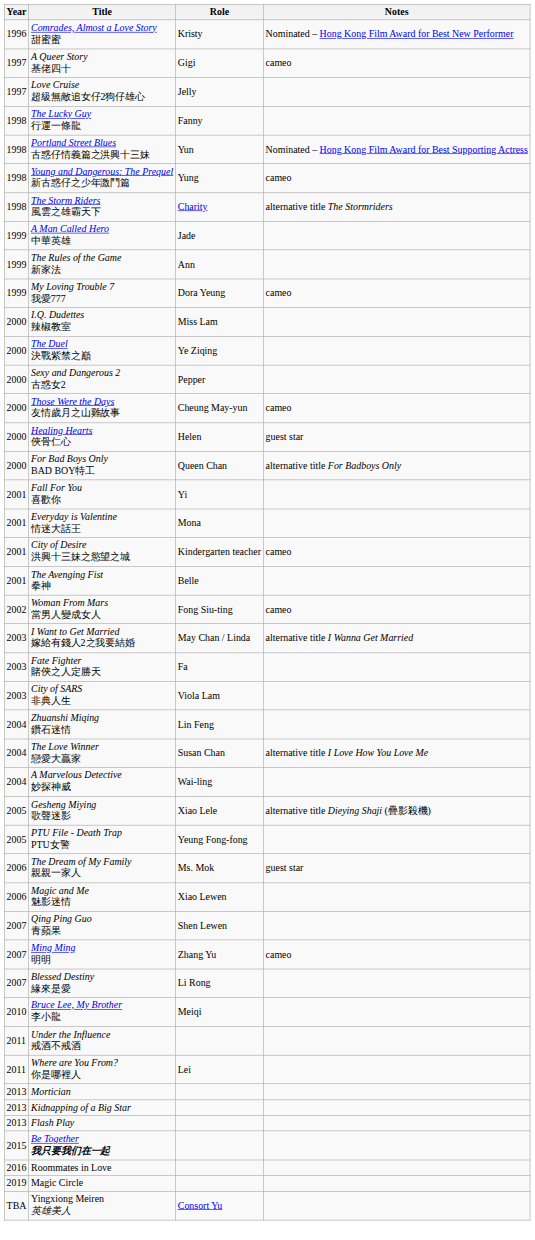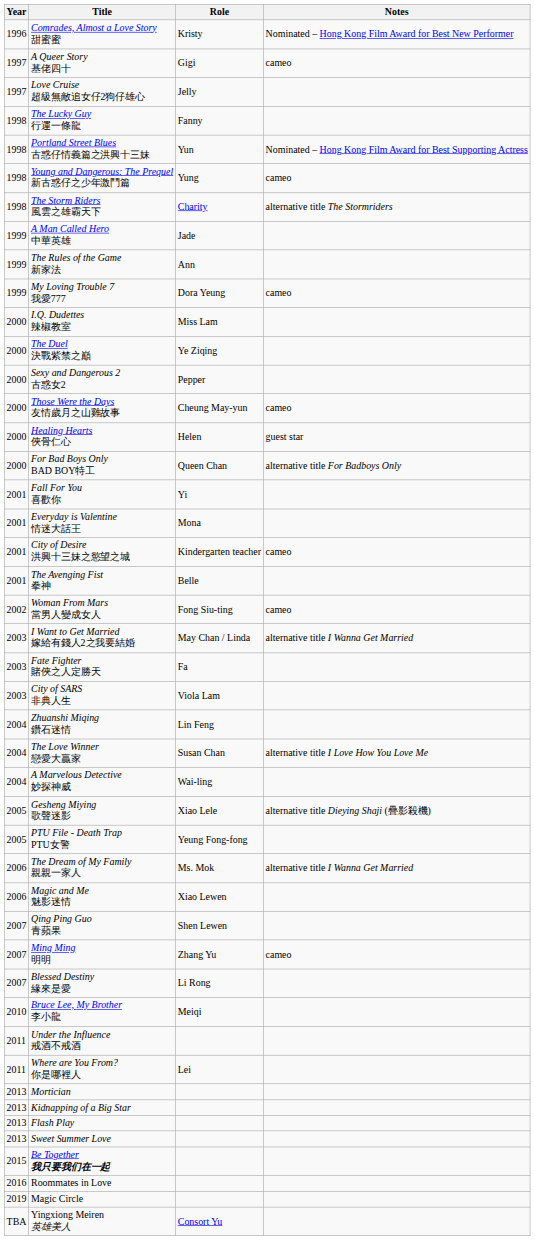(284, 868) guest star -> (339, 868) alternative title I Wanna Get Married
+ row: (71, 1139)
